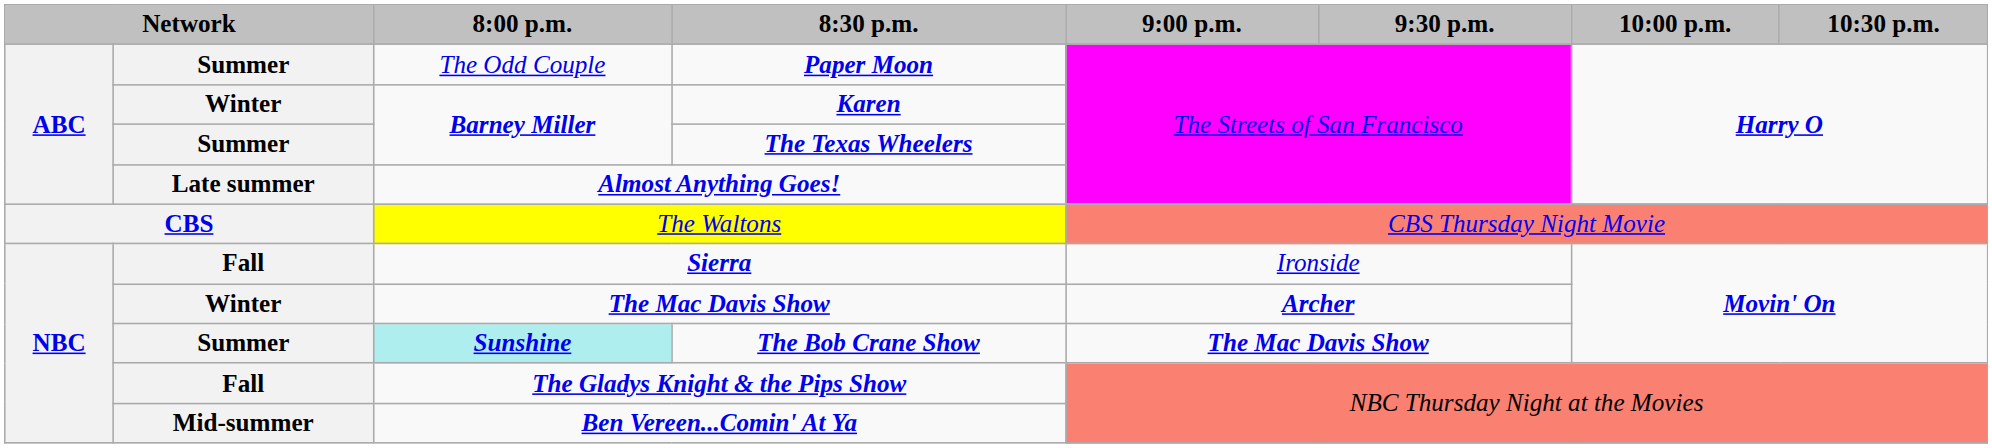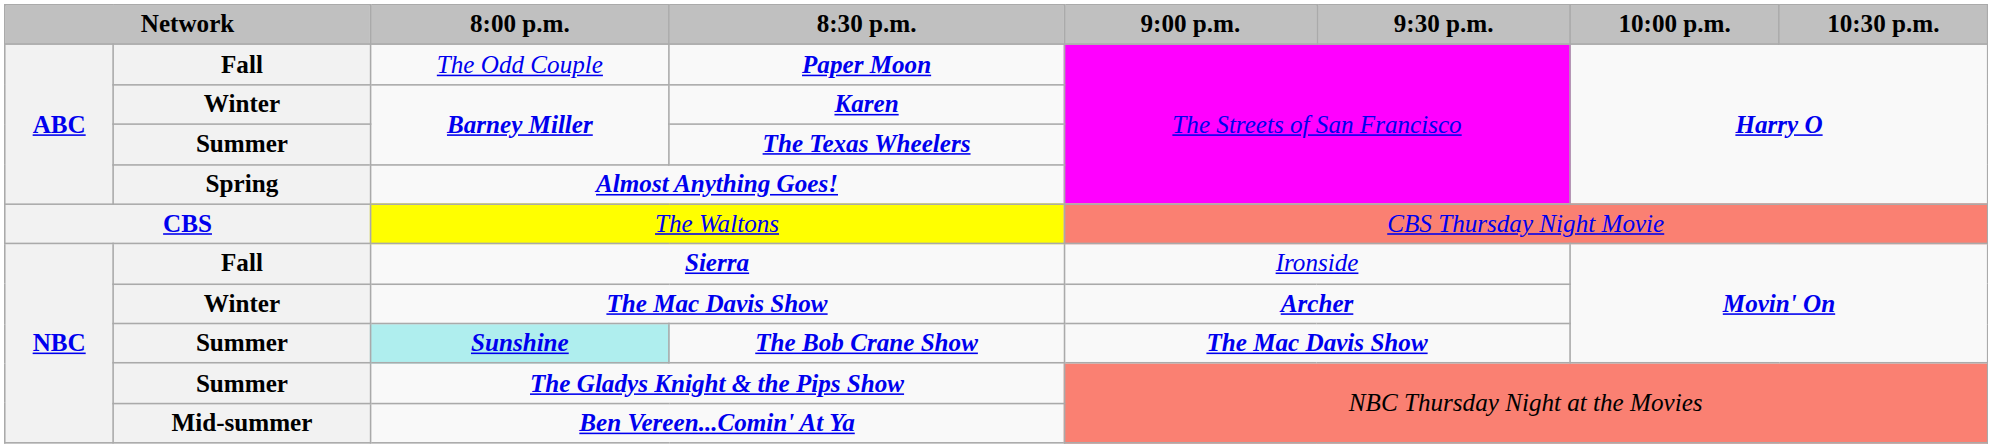(243, 64) Summer -> (242, 64) Fall
(243, 183) Late summer -> (242, 183) Spring
(243, 382) Fall -> (242, 382) Summer
